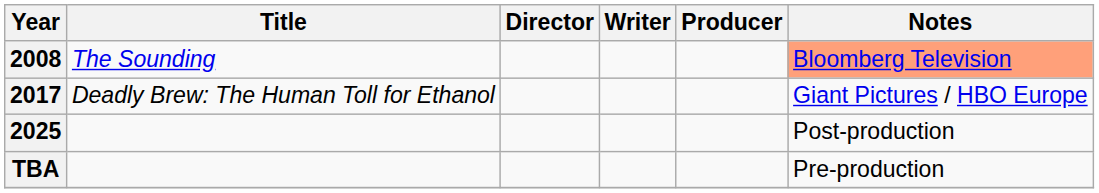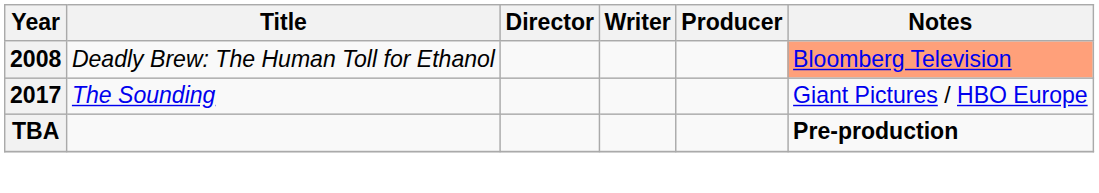(144, 59) The Sounding -> (283, 59) Deadly Brew: The Human Toll for Ethanol
(283, 95) Deadly Brew: The Human Toll for Ethanol -> (144, 95) The Sounding
- row: (36, 132)
(869, 168) normal -> (876, 132) bold
